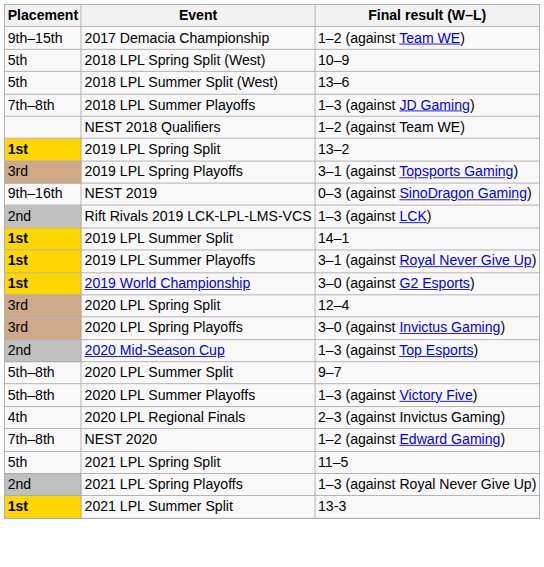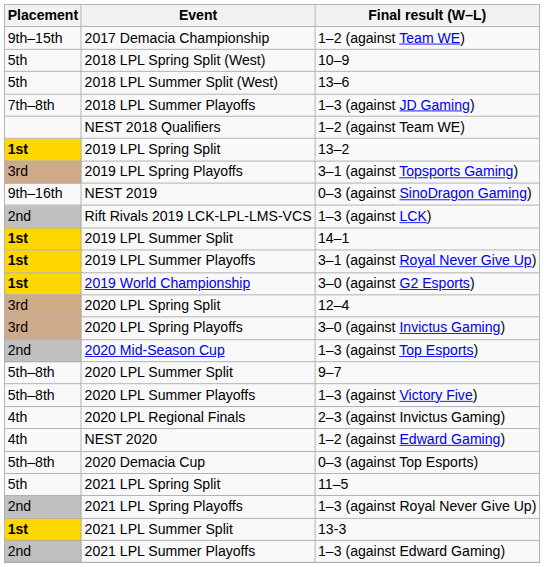(31, 439) 7th–8th -> (17, 439) 4th
+ row: (145, 462)
+ row: (170, 551)
